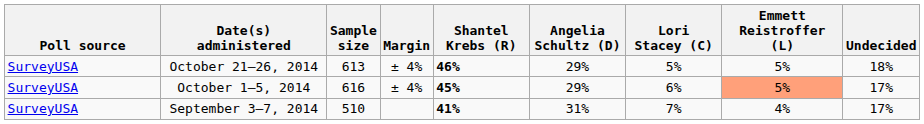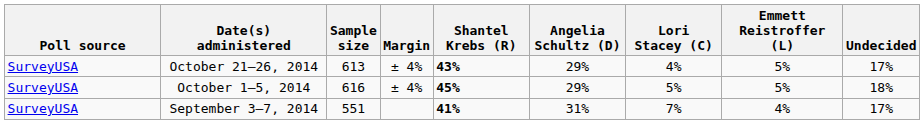(448, 66) 46% -> (448, 66) 43%
(674, 66) 5% -> (674, 66) 4%
(881, 66) 18% -> (881, 66) 17%
(674, 87) 6% -> (674, 87) 5%
(782, 87) lightsalmon background -> (782, 87) no background
(881, 87) 17% -> (881, 87) 18%
(353, 109) 510 -> (353, 109) 551
